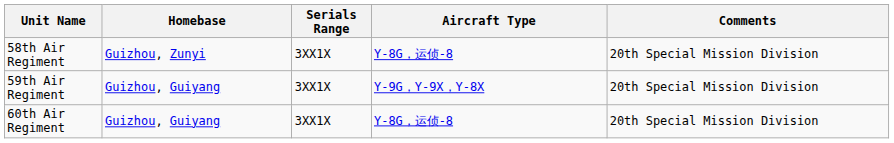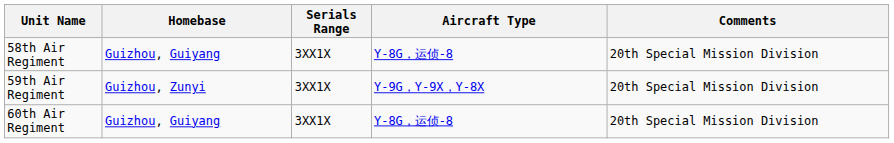(155, 54) Guizhou, Zunyi -> (163, 54) Guizhou, Guiyang
(163, 88) Guizhou, Guiyang -> (155, 88) Guizhou, Zunyi
